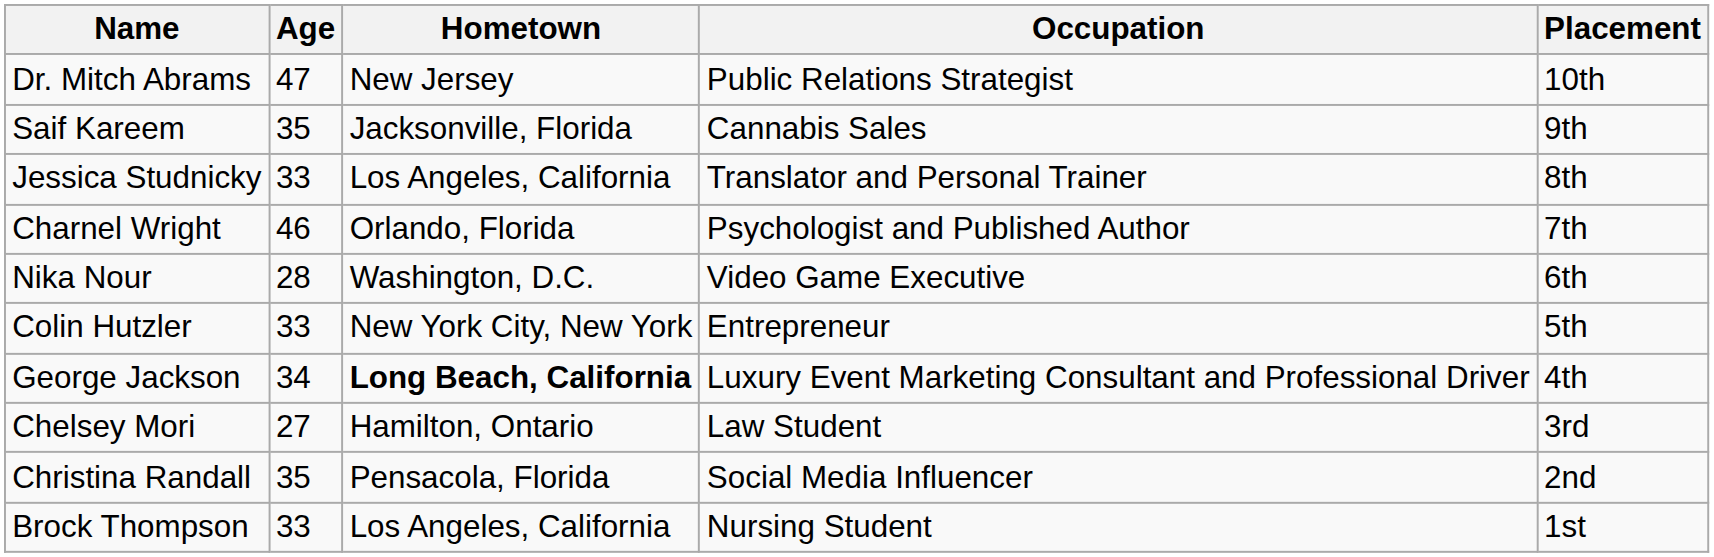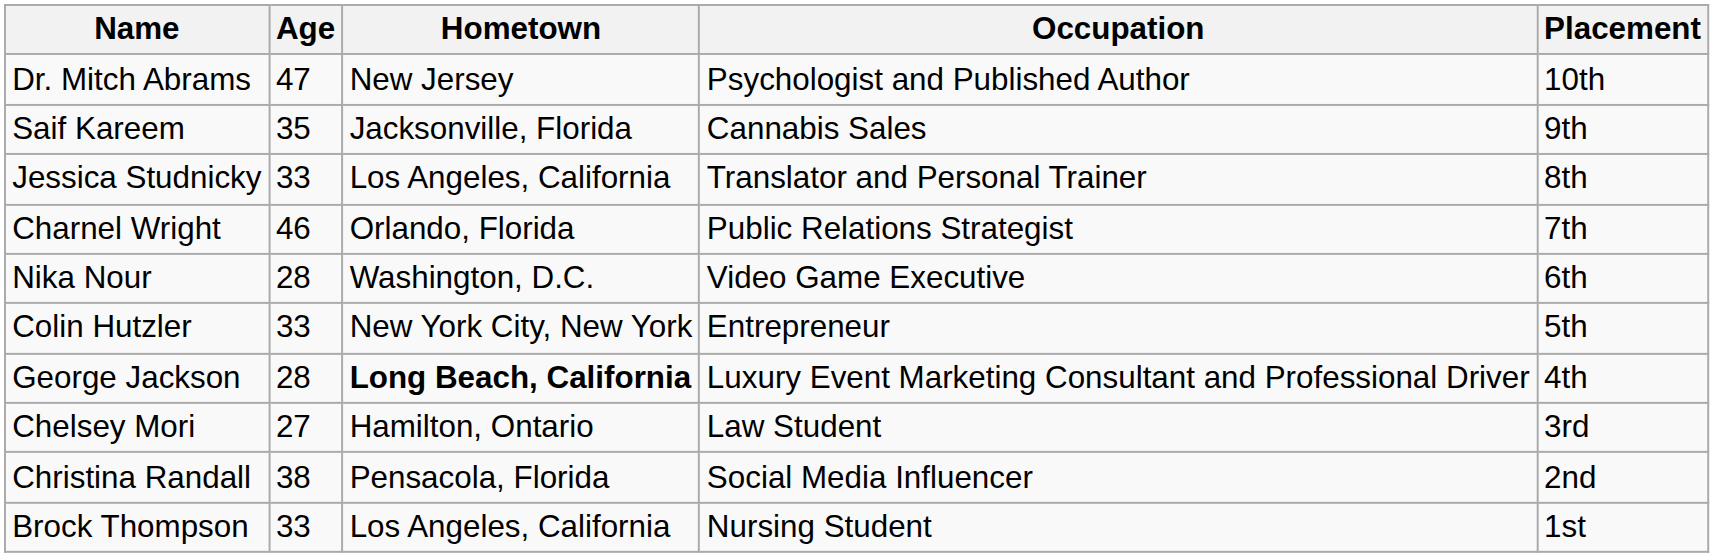(890, 79) Public Relations Strategist -> (948, 79) Psychologist and Published Author
(948, 228) Psychologist and Published Author -> (890, 228) Public Relations Strategist
(293, 377) 34 -> (293, 377) 28
(293, 476) 35 -> (293, 476) 38
